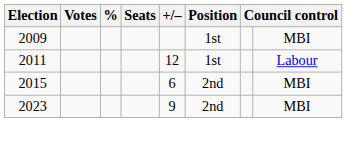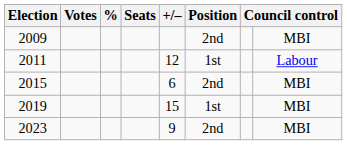(213, 38) 1st -> (213, 38) 2nd
+ row: (33, 106)
